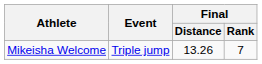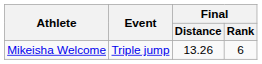(241, 50) 7 -> (241, 50) 6
